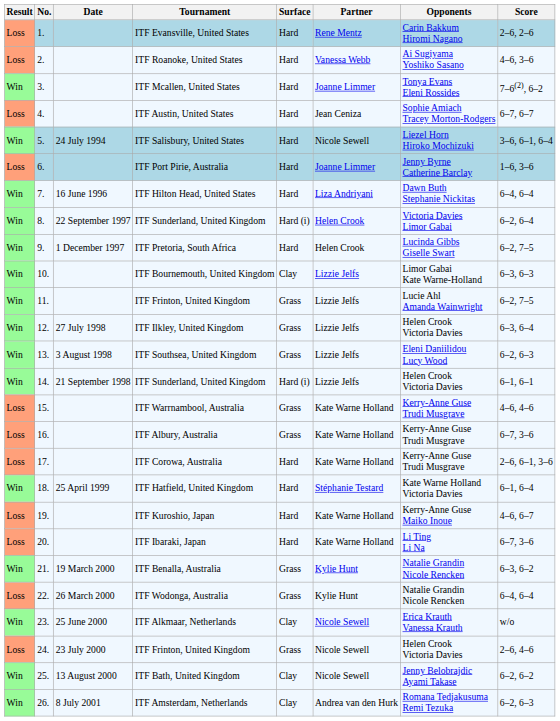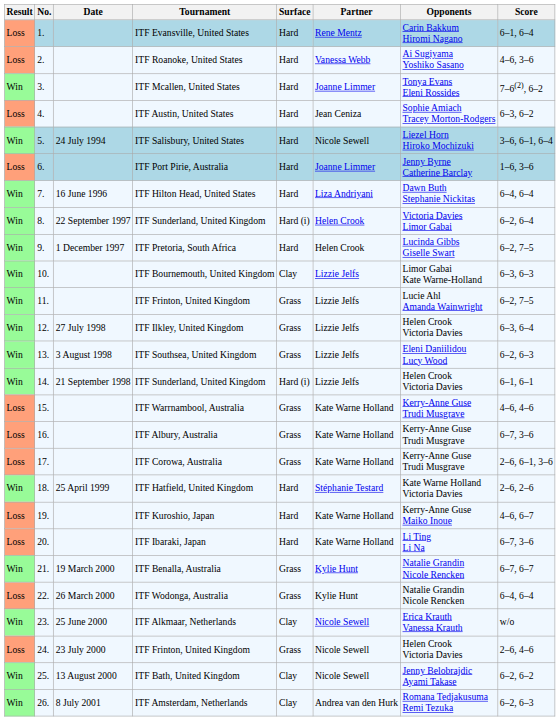(517, 33) 2–6, 2–6 -> (517, 33) 6–1, 6–4
(517, 113) 6–7, 6–7 -> (517, 113) 6–3, 6–2
(289, 461) Hard -> (290, 461) Grass
(517, 488) 6–1, 6–4 -> (517, 488) 2–6, 2–6
(517, 568) 6–3, 6–2 -> (517, 568) 6–7, 6–7
